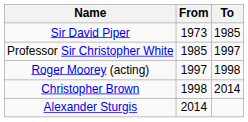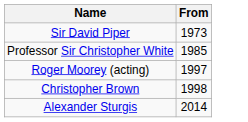- column: (227, 13)
